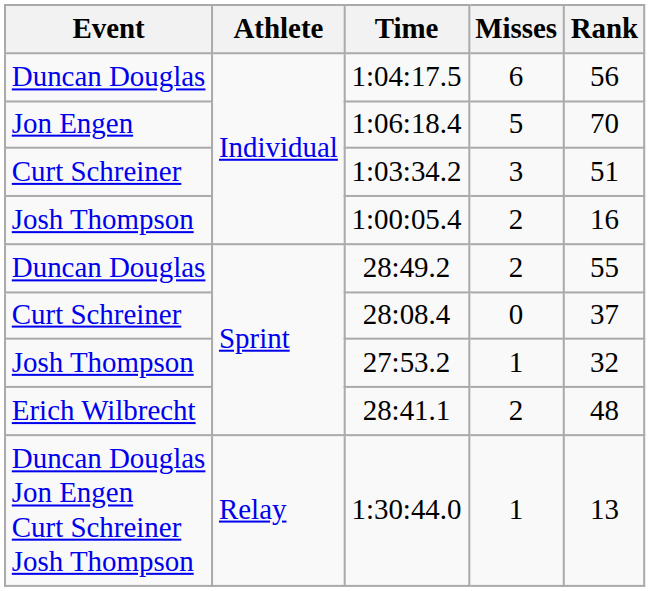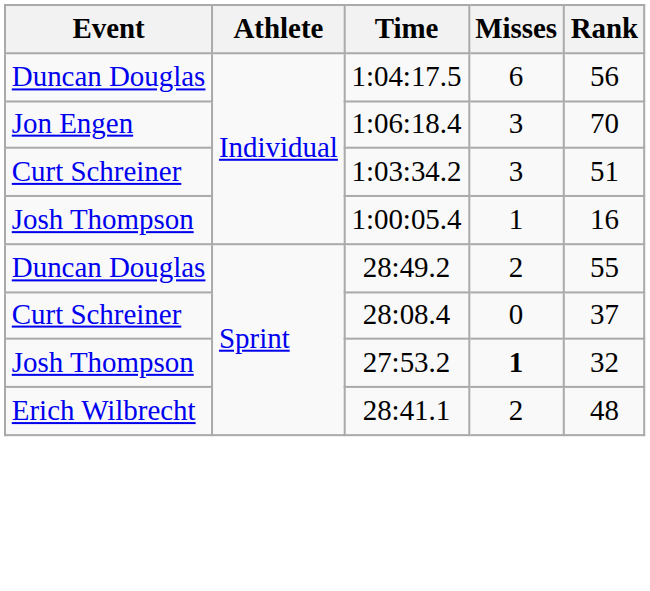(516, 124) 5 -> (516, 124) 3
(516, 219) 2 -> (516, 219) 1
(516, 362) normal -> (516, 362) bold
- row: (407, 509)
